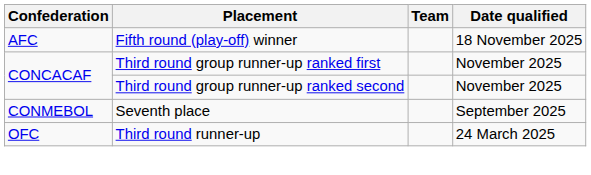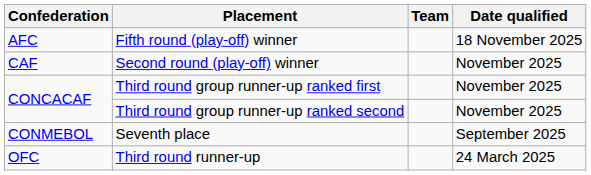+ row: (217, 63)
